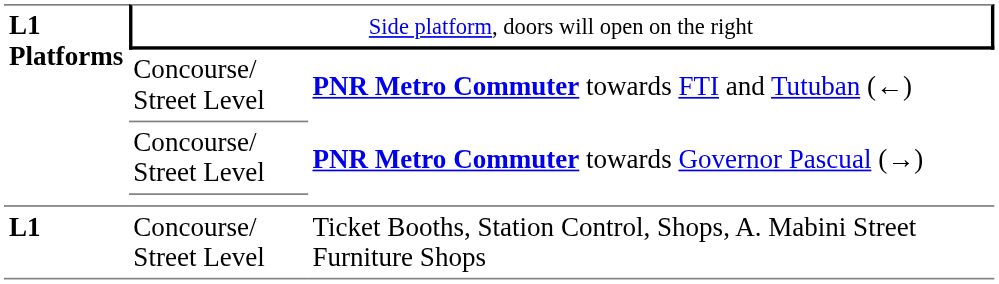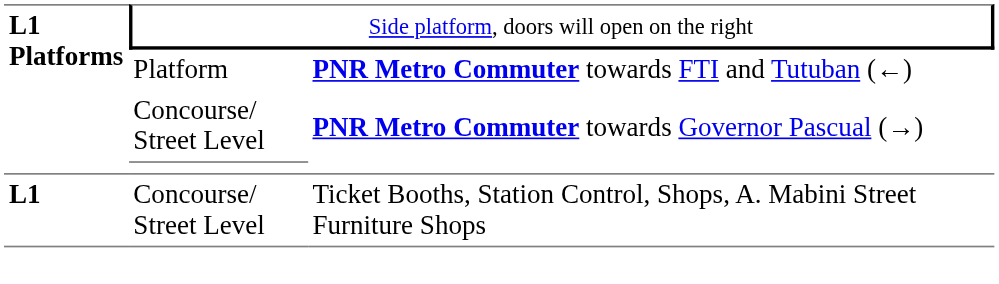(199, 84) Concourse/ Street Level -> (181, 69) Platform
